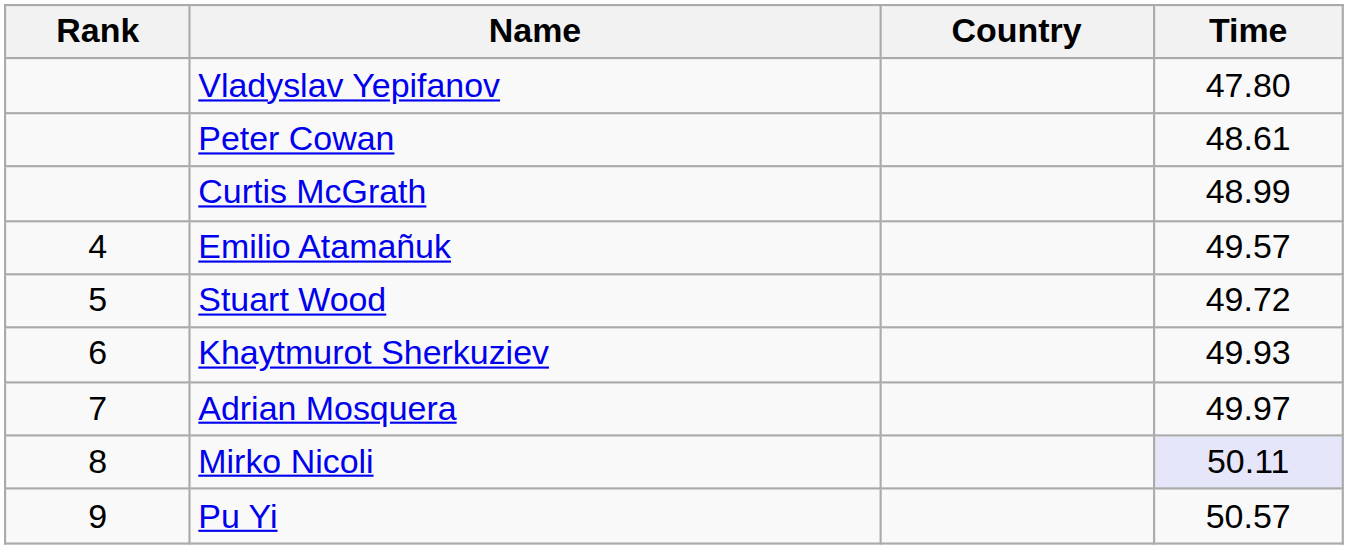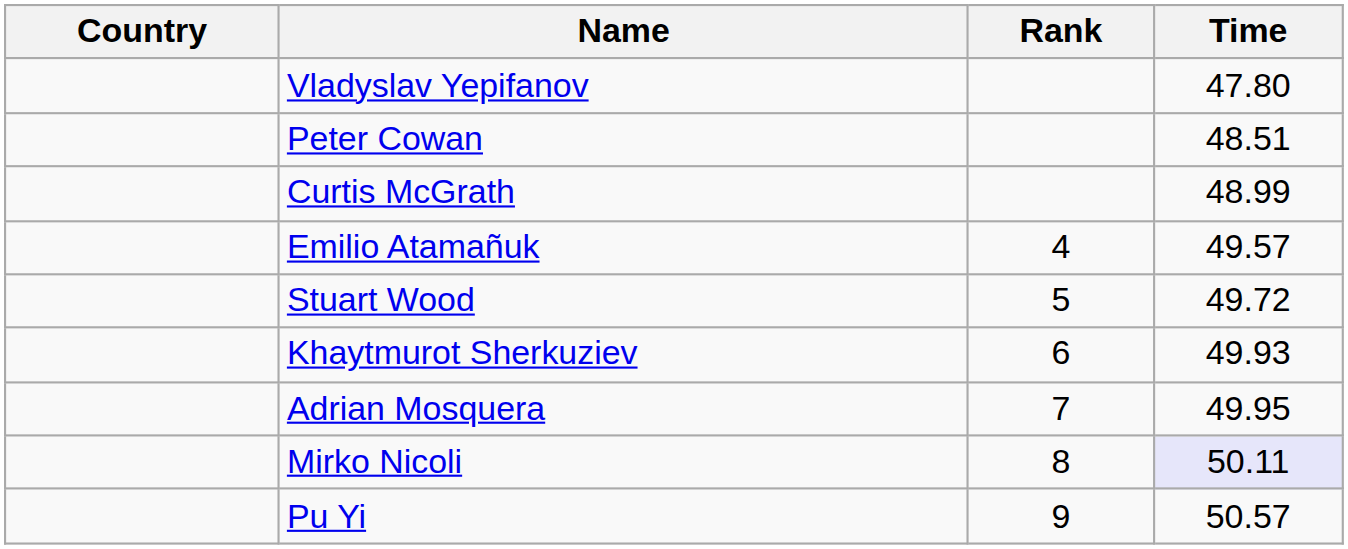columns swapped: (98, 31) <-> (1017, 31)
(1248, 138) 48.61 -> (1248, 138) 48.51
(1248, 407) 49.97 -> (1248, 407) 49.95
